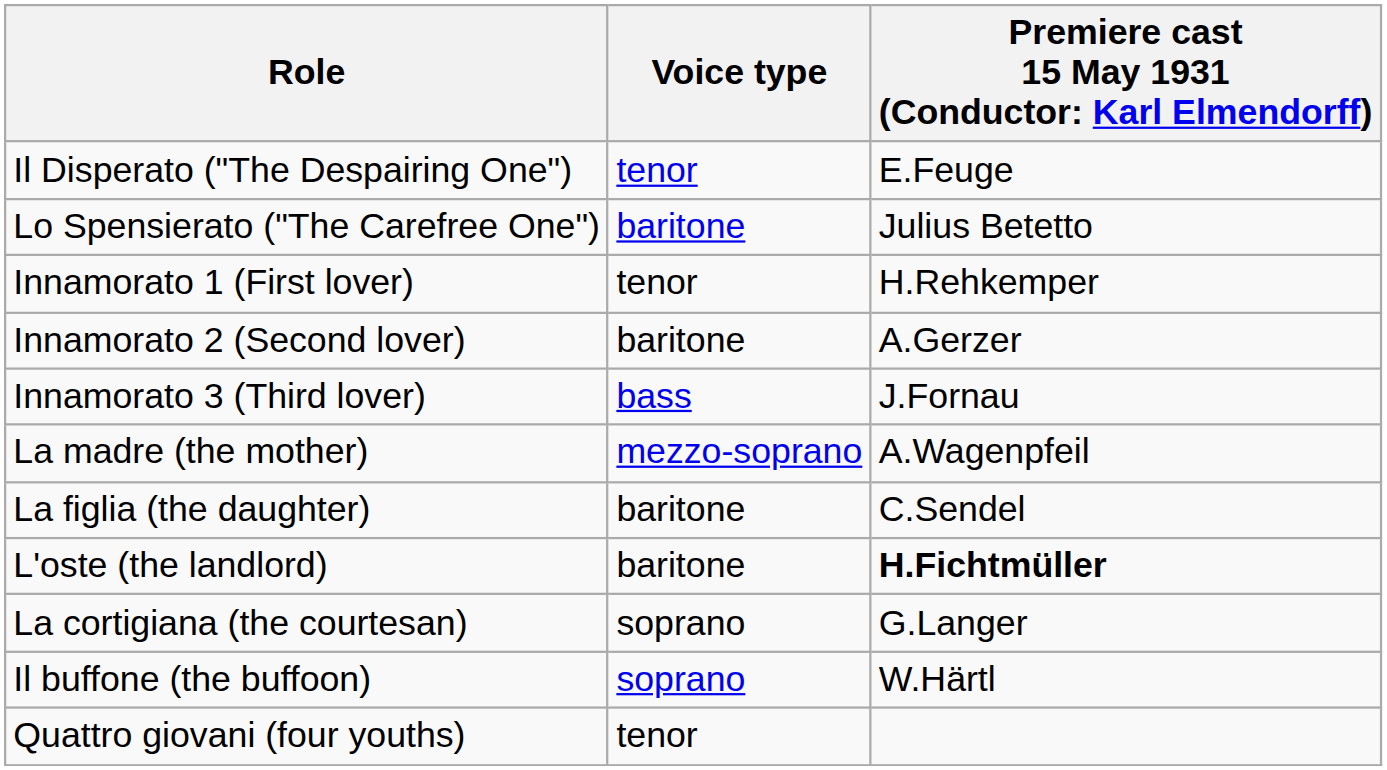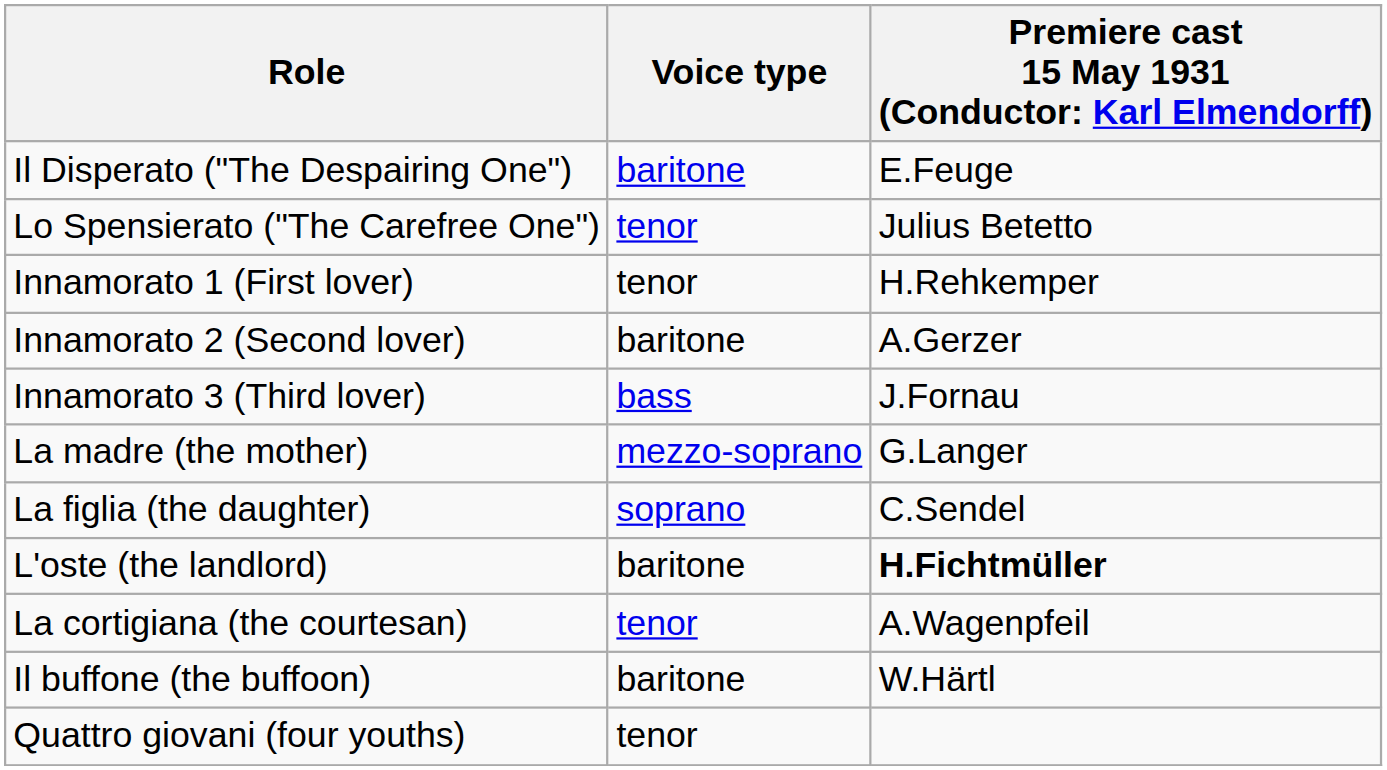(657, 169) tenor -> (681, 169) baritone
(681, 226) baritone -> (657, 226) tenor
(984, 452) A.Wagenpfeil -> (953, 452) G.Langer
(681, 509) baritone -> (681, 509) soprano
(681, 622) soprano -> (657, 622) tenor
(953, 622) G.Langer -> (984, 622) A.Wagenpfeil
(681, 678) soprano -> (681, 678) baritone
